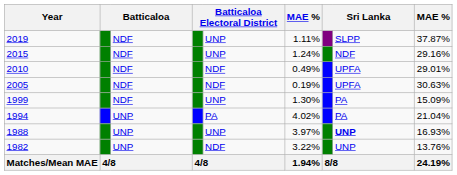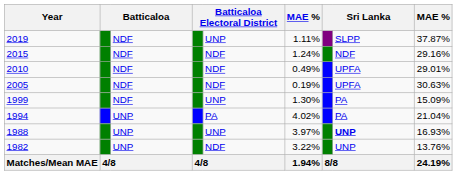(215, 54) UNP -> (215, 54) NDF
